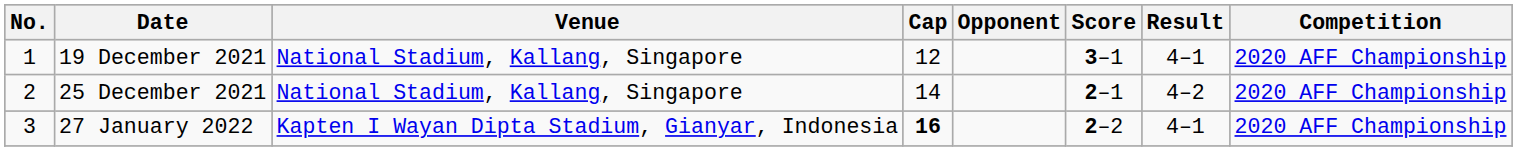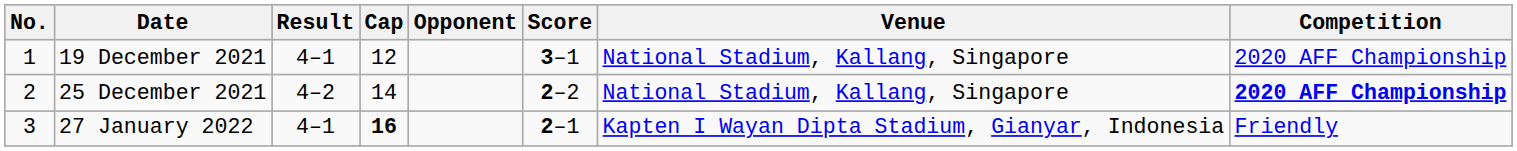columns swapped: (587, 22) <-> (1185, 22)
(1104, 93) 2–1 -> (560, 93) 2–2
(1371, 93) normal -> (1371, 93) bold
(1104, 128) 2–2 -> (560, 128) 2–1
(1371, 128) 2020 AFF Championship -> (1286, 128) Friendly
